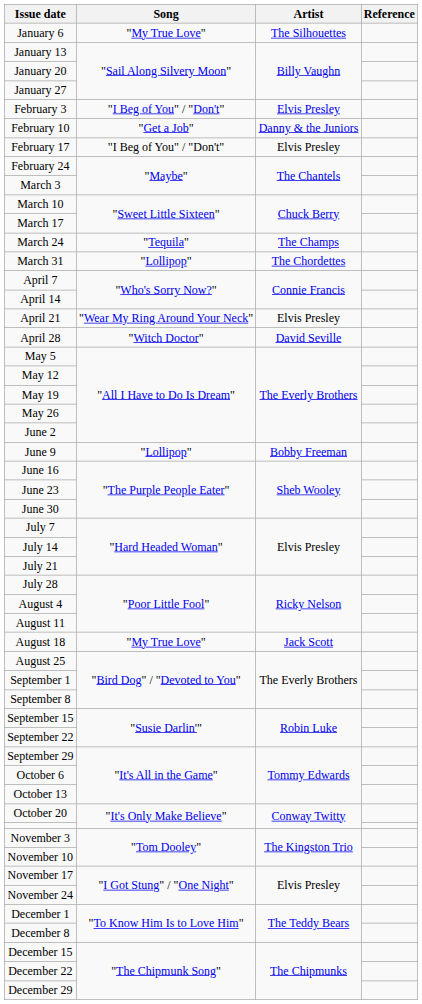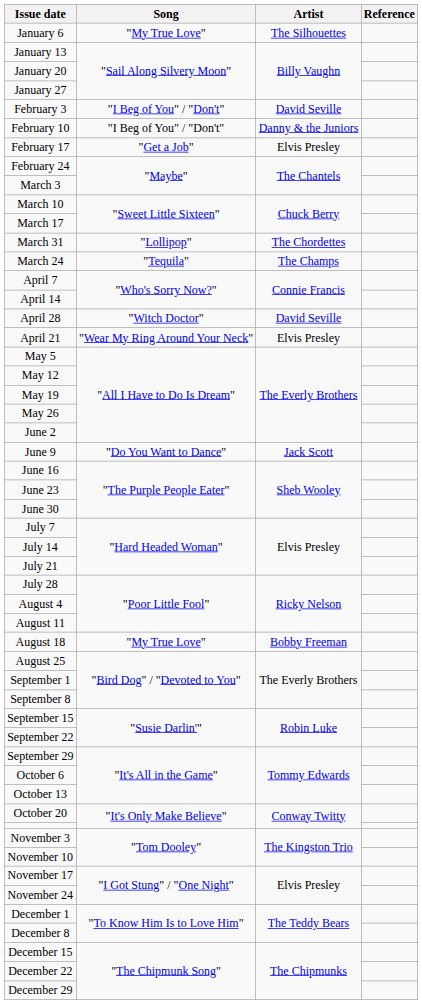(308, 109) Elvis Presley -> (308, 109) David Seville
(166, 128) "Get a Job" -> (166, 128) "I Beg of You" / "Don't"
(166, 147) "I Beg of You" / "Don't" -> (166, 147) "Get a Job"
rows swapped: (40, 242) <-> (40, 261)
rows swapped: (40, 318) <-> (40, 337)
(166, 451) "Lollipop" -> (166, 451) "Do You Want to Dance"
(308, 451) Bobby Freeman -> (308, 451) Jack Scott
(308, 642) Jack Scott -> (308, 642) Bobby Freeman
